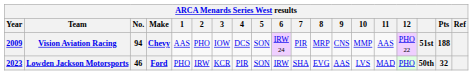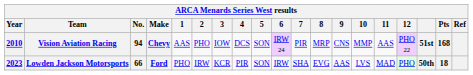(14, 44) 2009 -> (14, 44) 2010
(444, 44) 188 -> (444, 44) 168
(138, 63) 46 -> (138, 63) 66
(444, 63) 32 -> (444, 63) 18
